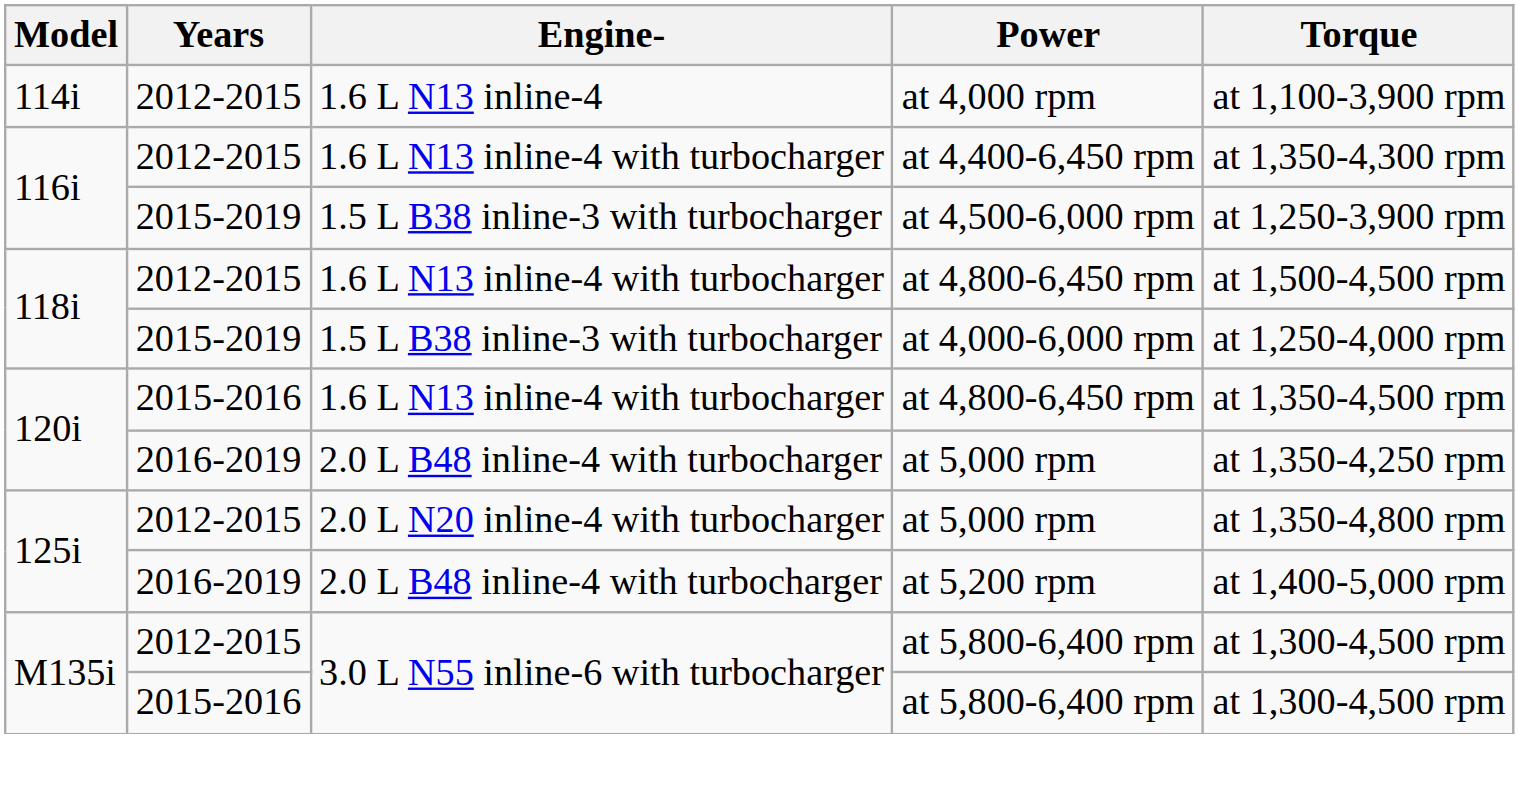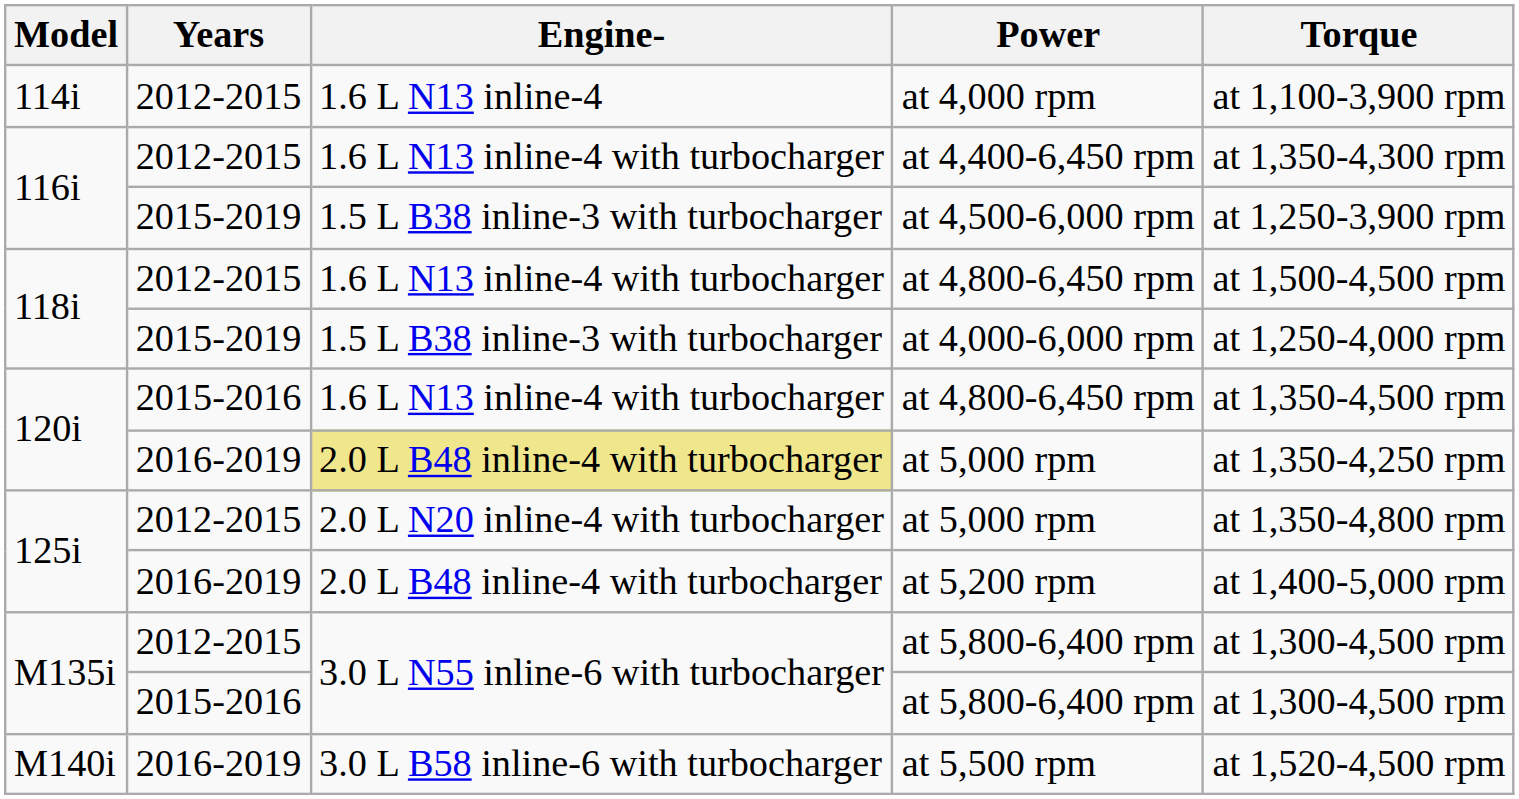(600, 459) no background -> (600, 459) khaki background
+ row: (219, 762)
